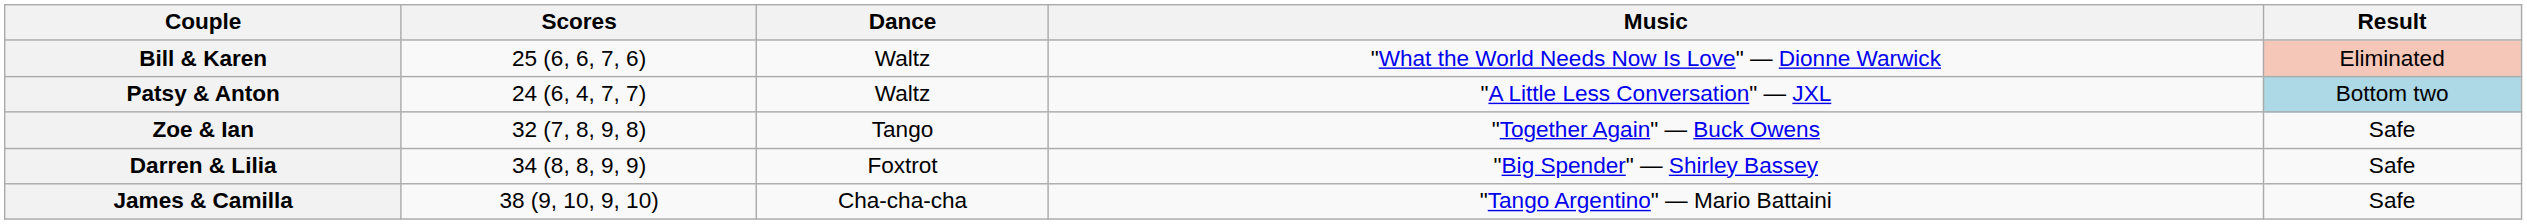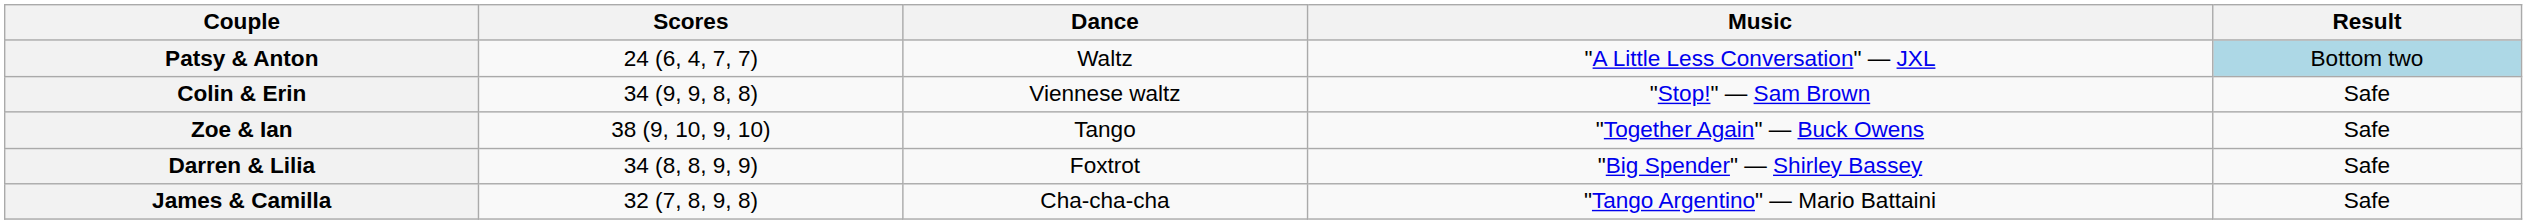- row: (203, 58)
+ row: (242, 93)
(579, 129) 32 (7, 8, 9, 8) -> (691, 129) 38 (9, 10, 9, 10)
(579, 201) 38 (9, 10, 9, 10) -> (691, 201) 32 (7, 8, 9, 8)
